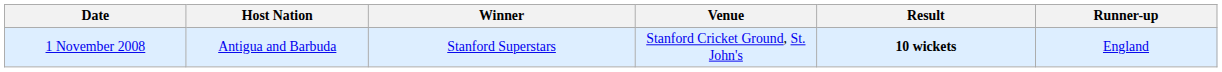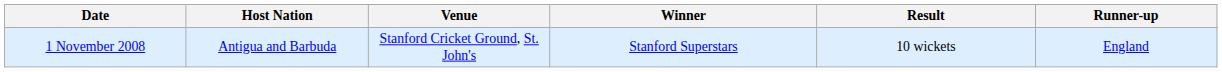columns swapped: (726, 16) <-> (502, 16)
(926, 47) bold -> (926, 47) normal
